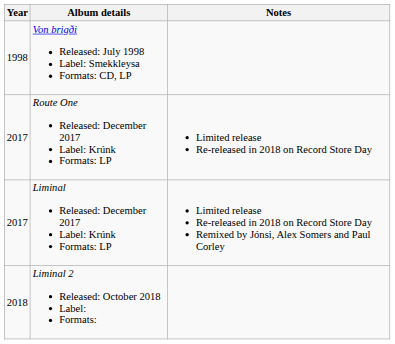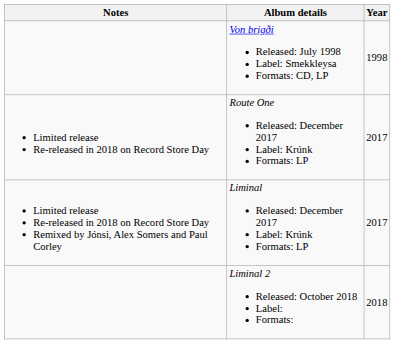columns swapped: (17, 12) <-> (279, 12)
